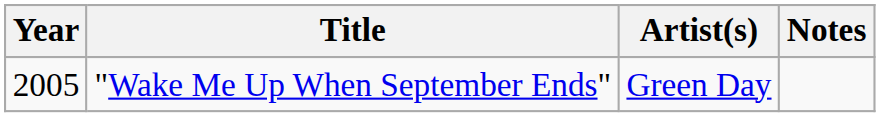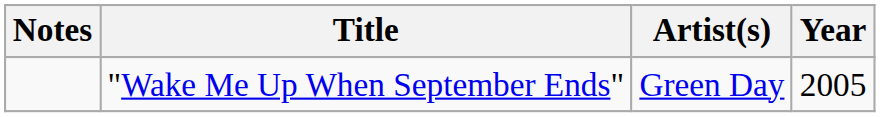columns swapped: (46, 30) <-> (827, 30)
